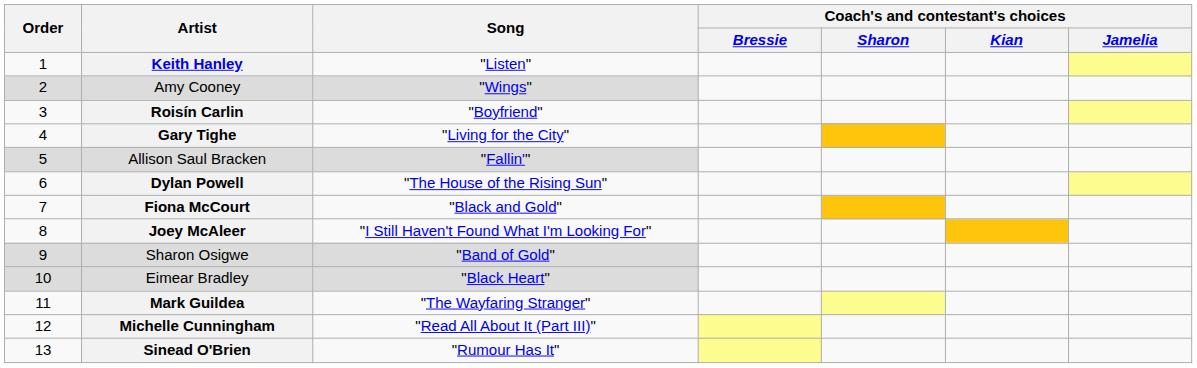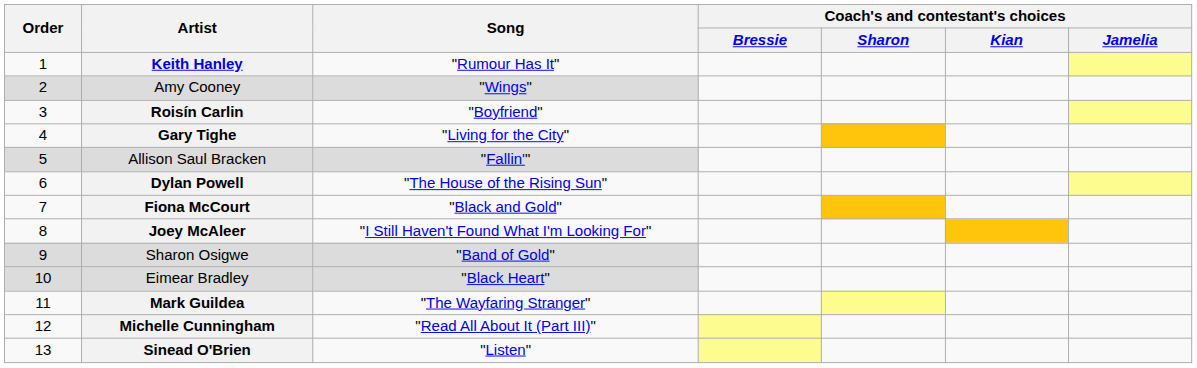(506, 64) "Listen" -> (506, 64) "Rumour Has It"
(506, 350) "Rumour Has It" -> (506, 350) "Listen"
